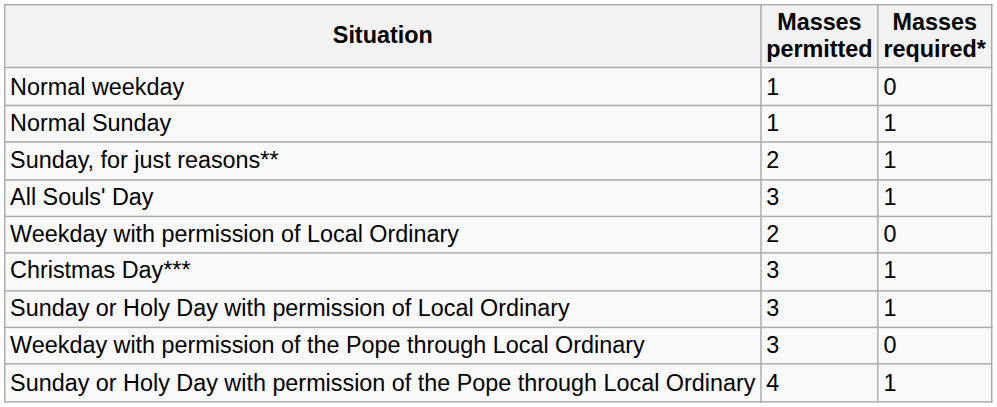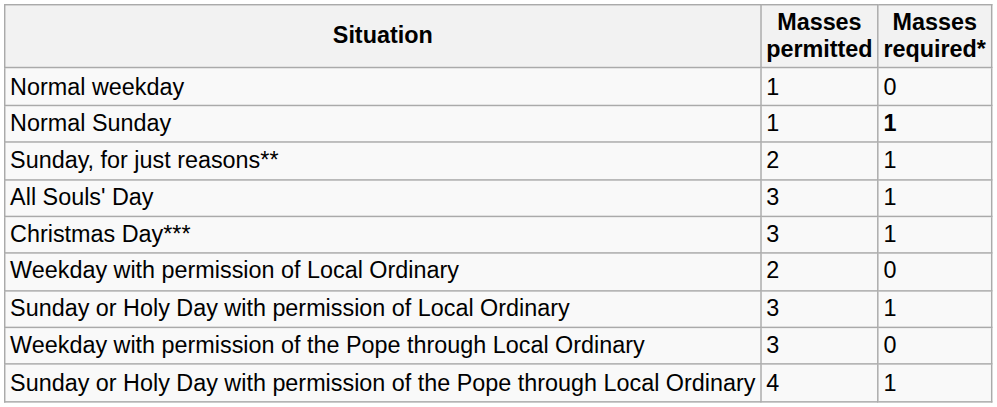(890, 123) normal -> (890, 123) bold
rows swapped: (100, 271) <-> (235, 234)
